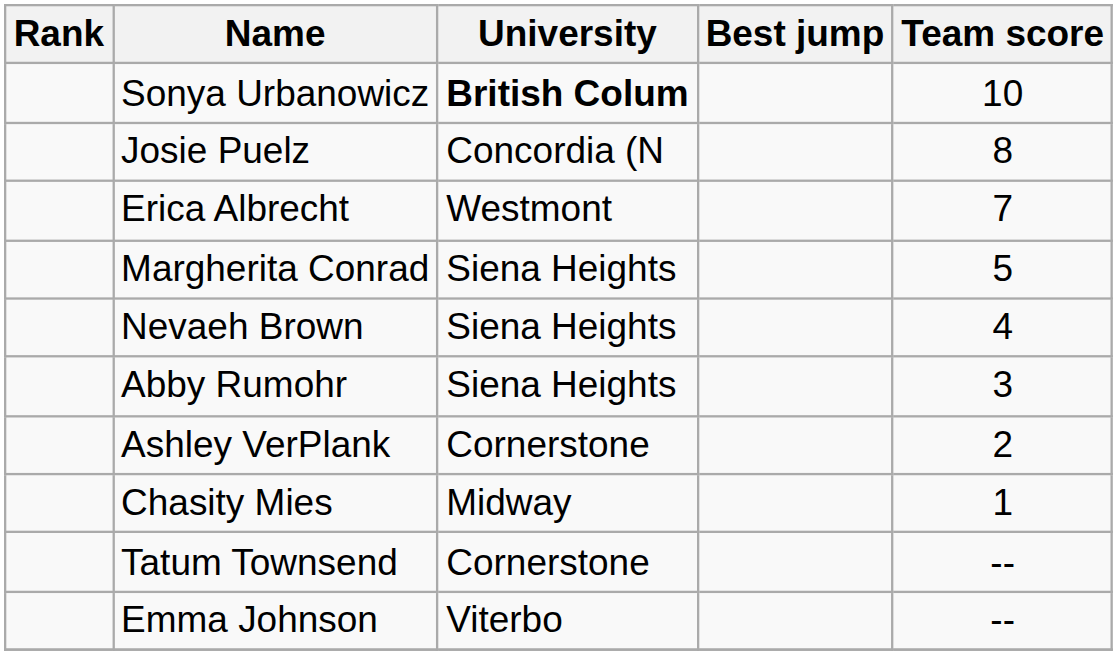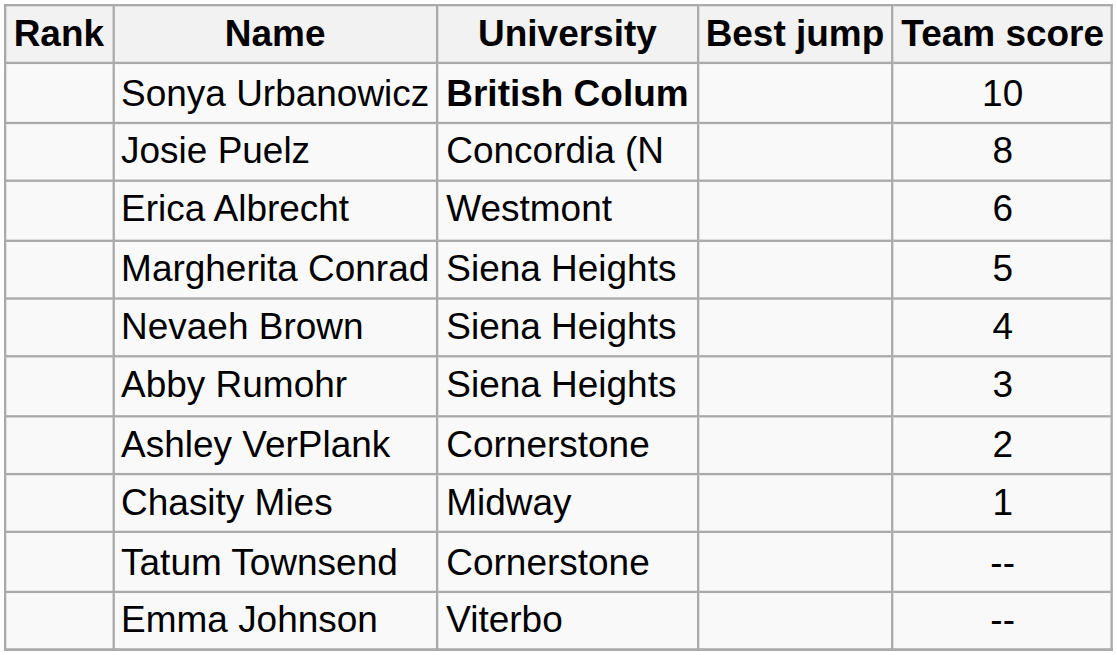(1003, 209) 7 -> (1003, 209) 6
